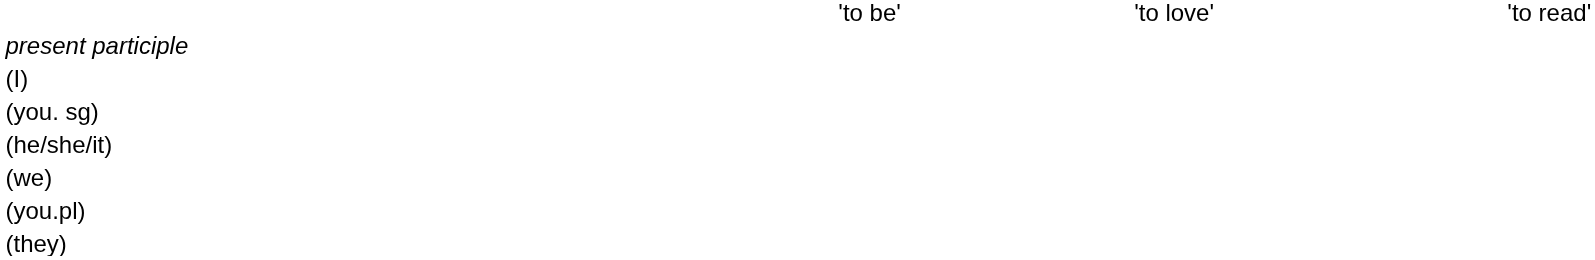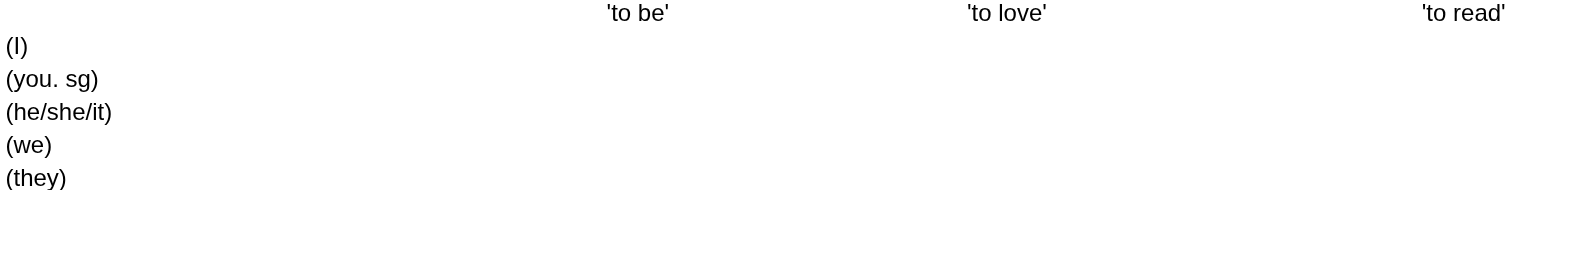- row: (97, 45)
- row: (46, 210)
